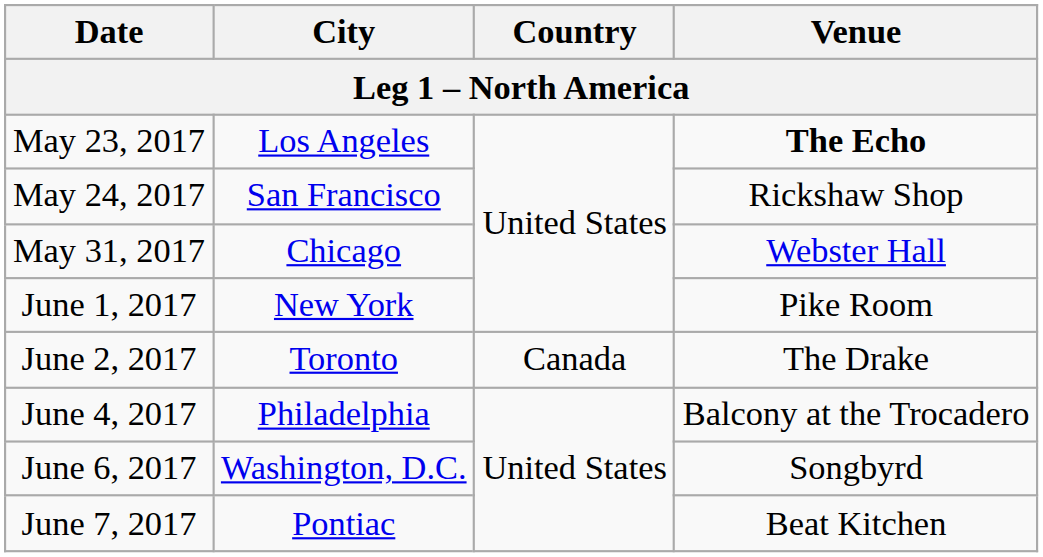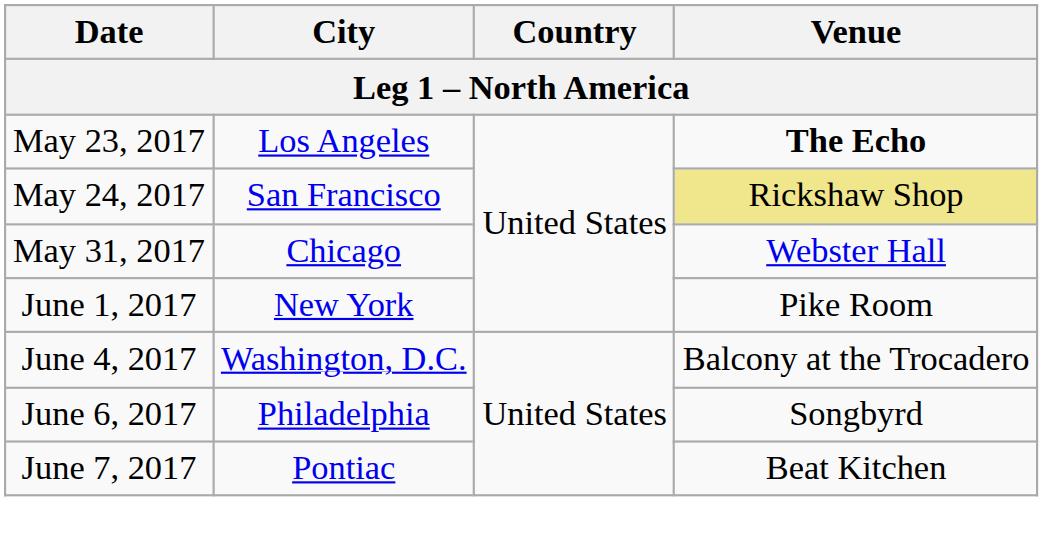(856, 195) no background -> (856, 195) khaki background
- row: (109, 359)
(344, 413) Philadelphia -> (344, 359) Washington, D.C.
(344, 468) Washington, D.C. -> (344, 413) Philadelphia
